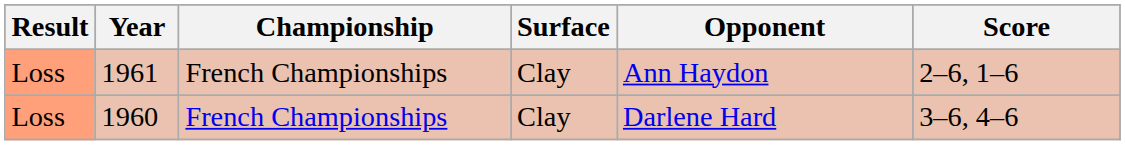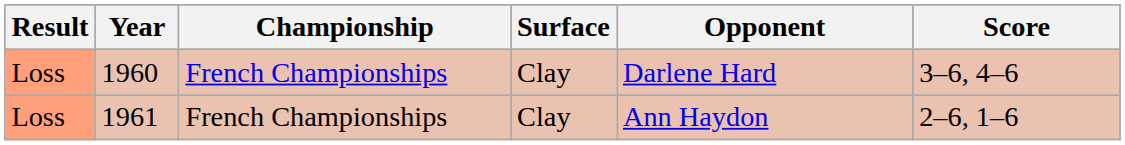rows swapped: (130, 116) <-> (130, 71)
